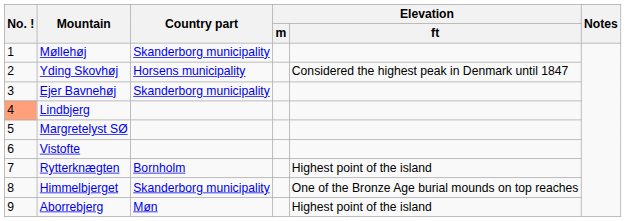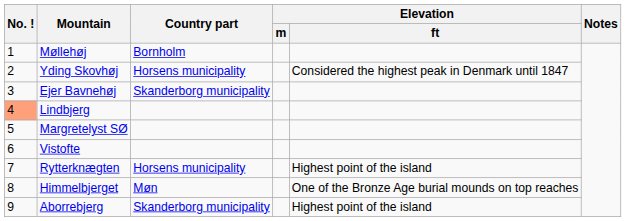(202, 52) Skanderborg municipality -> (159, 52) Bornholm
(159, 168) Bornholm -> (189, 168) Horsens municipality
(202, 187) Skanderborg municipality -> (145, 187) Møn
(145, 206) Møn -> (202, 206) Skanderborg municipality
